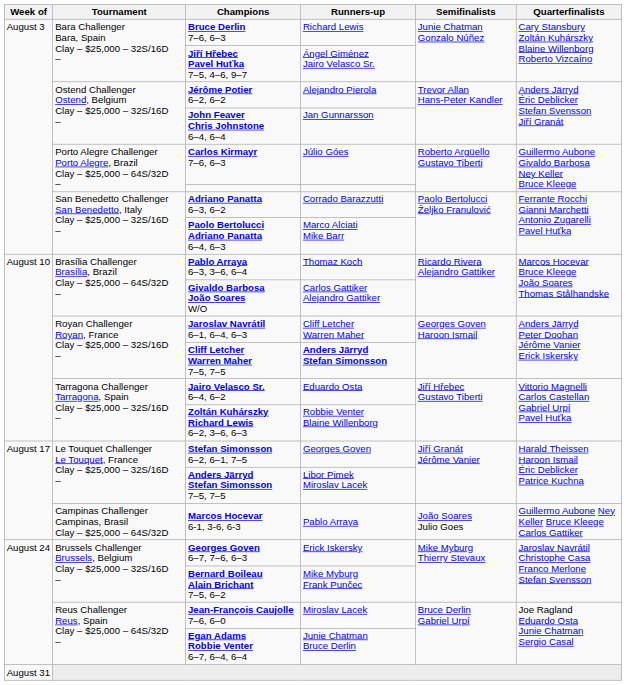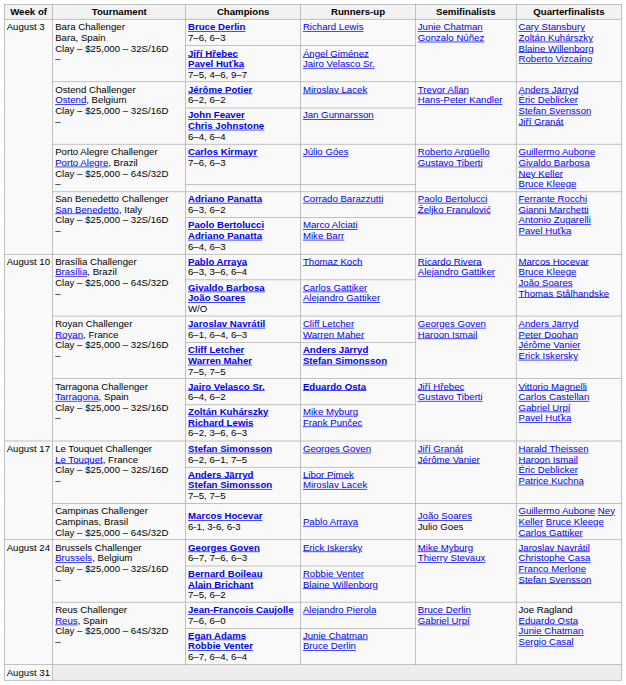(340, 89) Alejandro Pierola -> (335, 89) Miroslav Lacek
(333, 386) normal -> (335, 386) bold
(340, 417) Robbie Venter Blaine Willenborg -> (333, 417) Mike Myburg Frank Punčec
(333, 578) Mike Myburg Frank Punčec -> (340, 578) Robbie Venter Blaine Willenborg
(335, 610) Miroslav Lacek -> (340, 610) Alejandro Pierola
